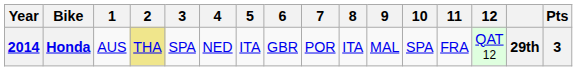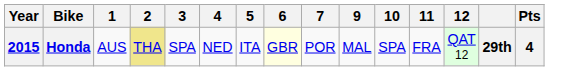- column: (353, 16)
(24, 47) 2014 -> (24, 47) 2015
(283, 47) no background -> (283, 47) lightyellow background
(557, 47) 3 -> (530, 47) 4
